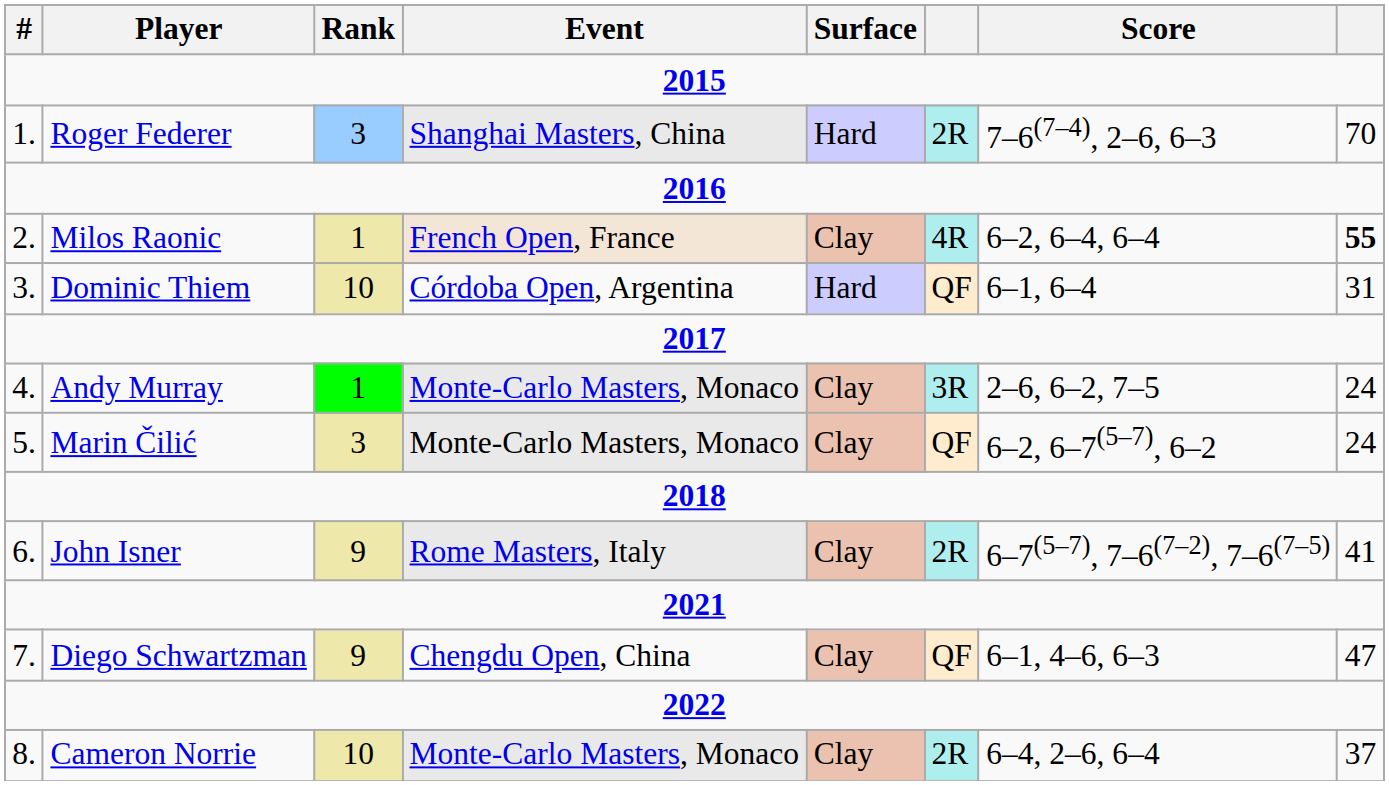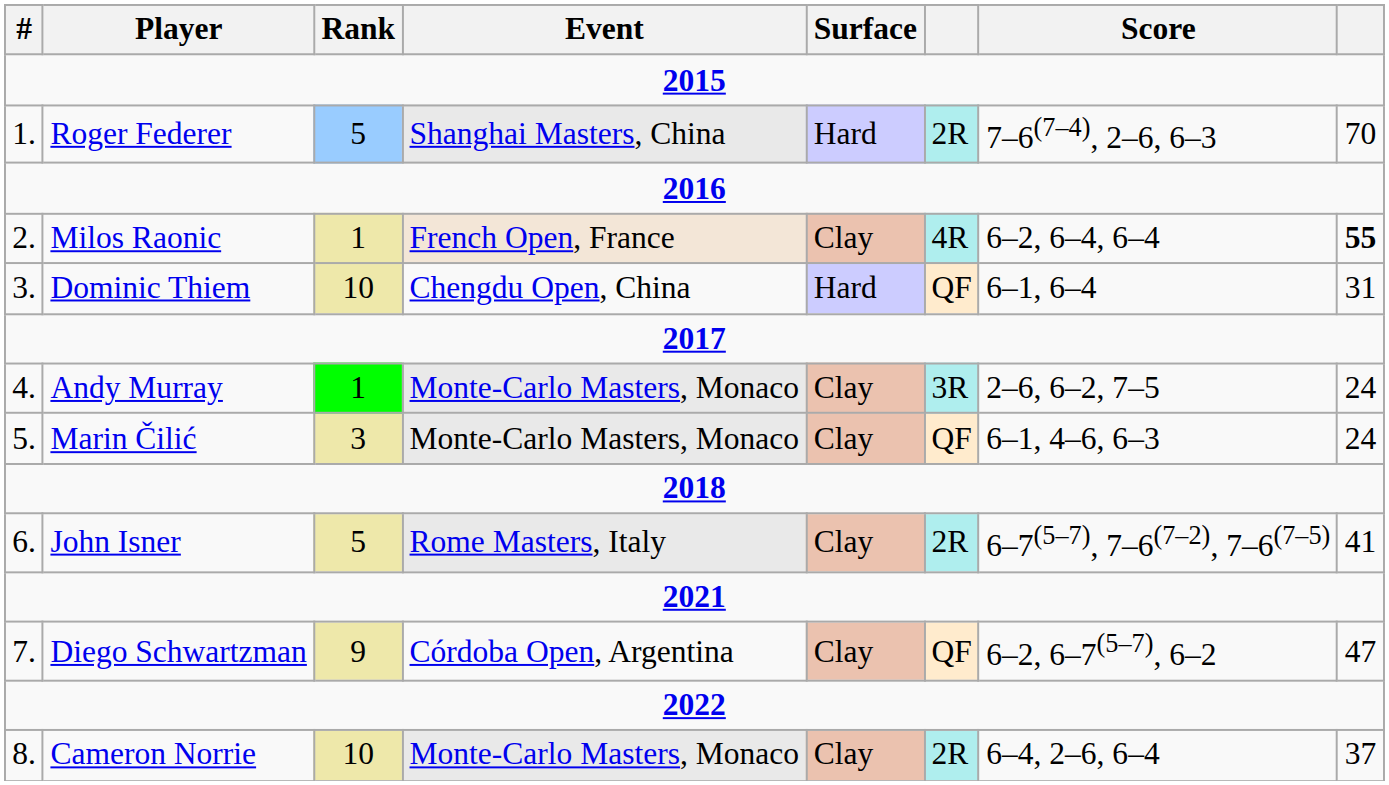(358, 133) 3 -> (358, 133) 5
(572, 287) Córdoba Open, Argentina -> (550, 287) Chengdu Open, China
(1101, 442) 6–2, 6–7(5–7), 6–2 -> (1073, 437) 6–1, 4–6, 6–3
(358, 550) 9 -> (358, 542) 5
(550, 654) Chengdu Open, China -> (572, 650) Córdoba Open, Argentina
(1073, 654) 6–1, 4–6, 6–3 -> (1101, 650) 6–2, 6–7(5–7), 6–2
